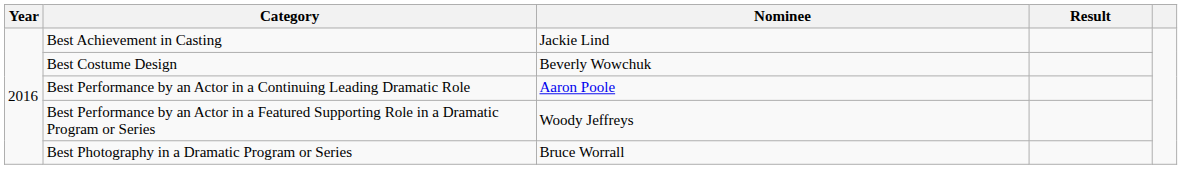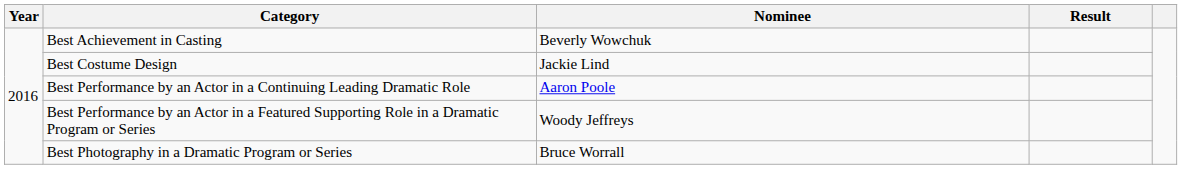(574, 40) Jackie Lind -> (595, 40) Beverly Wowchuk
(595, 64) Beverly Wowchuk -> (574, 64) Jackie Lind
